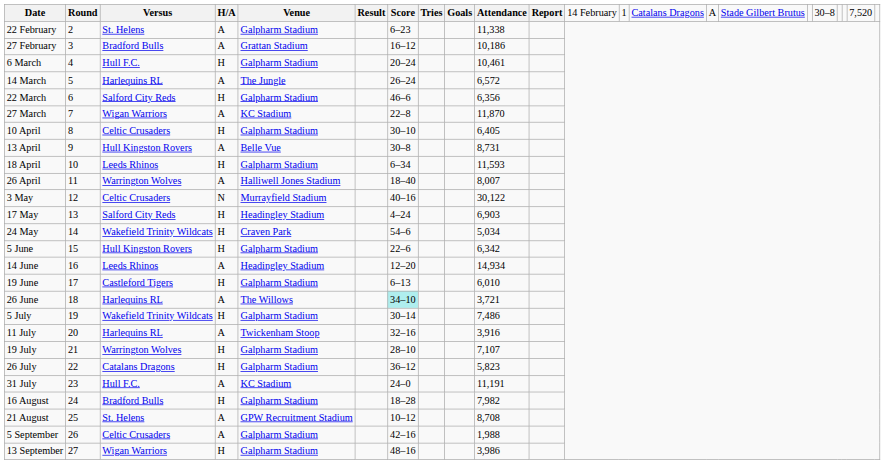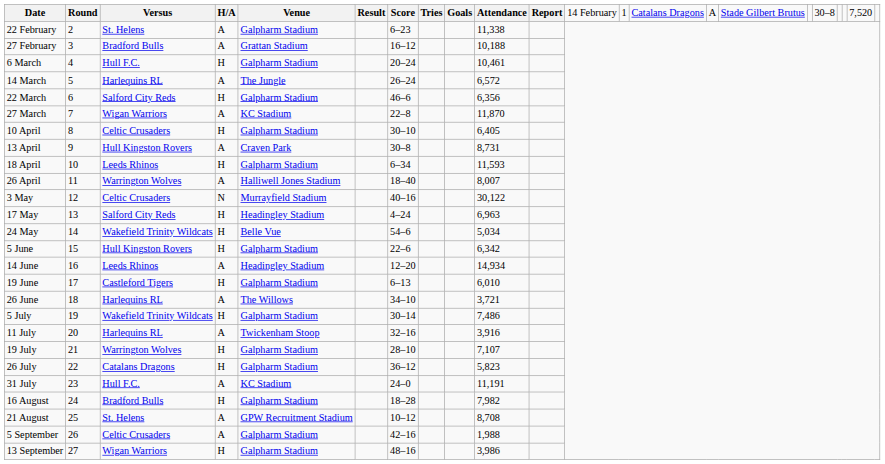(491, 47) 10,186 -> (491, 47) 10,188
(261, 148) Belle Vue -> (266, 148) Craven Park
(488, 215) 6,903 -> (488, 215) 6,963
(266, 232) Craven Park -> (261, 232) Belle Vue
(403, 299) paleturquoise background -> (403, 299) no background
